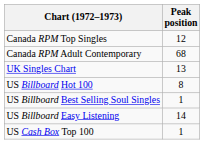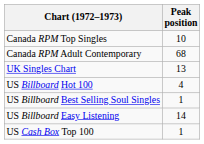(181, 38) 12 -> (181, 38) 10
(181, 85) 8 -> (181, 85) 4
